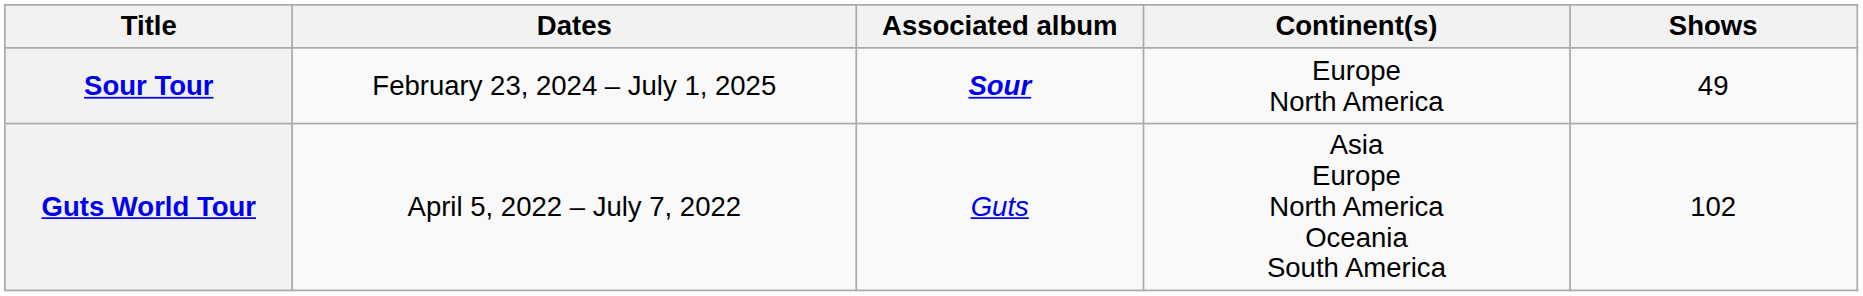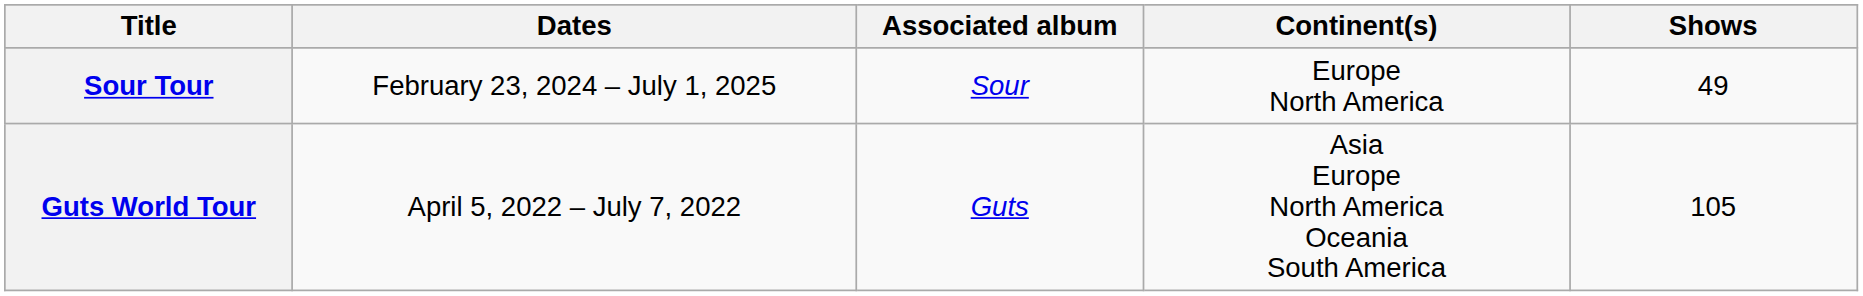(1000, 85) bold -> (1000, 85) normal
(1713, 206) 102 -> (1713, 206) 105
